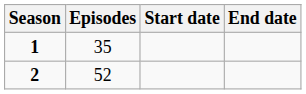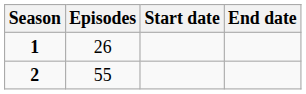(103, 46) 35 -> (103, 46) 26
(103, 74) 52 -> (103, 74) 55
